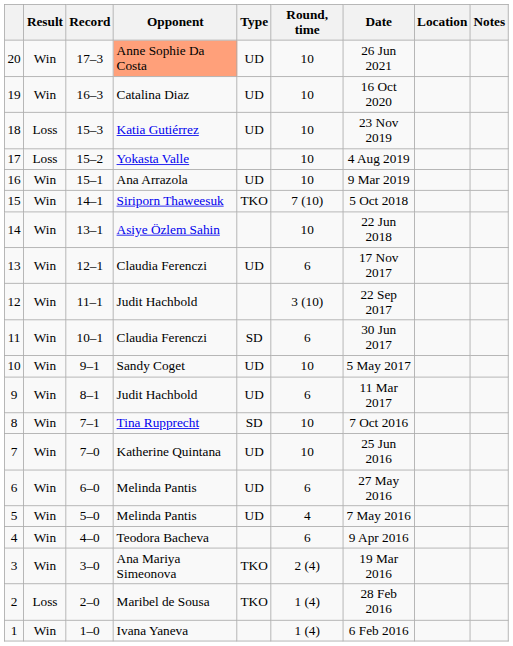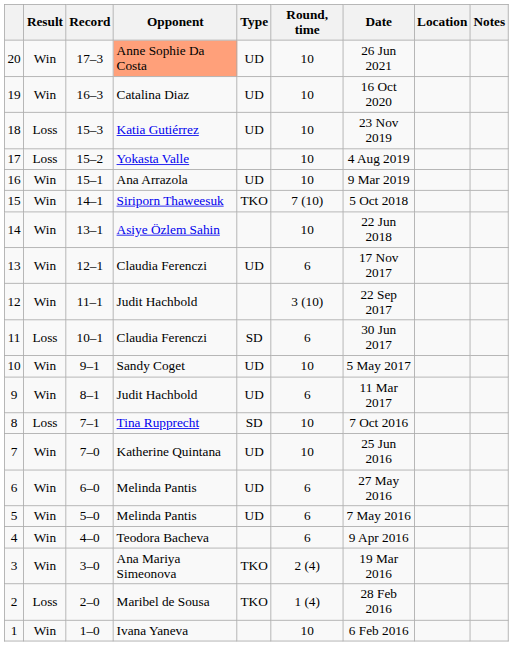(45, 337) Win -> (45, 337) Loss
(45, 423) Win -> (45, 423) Loss
(307, 516) 4 -> (307, 516) 6
(307, 630) 1 (4) -> (307, 630) 10
